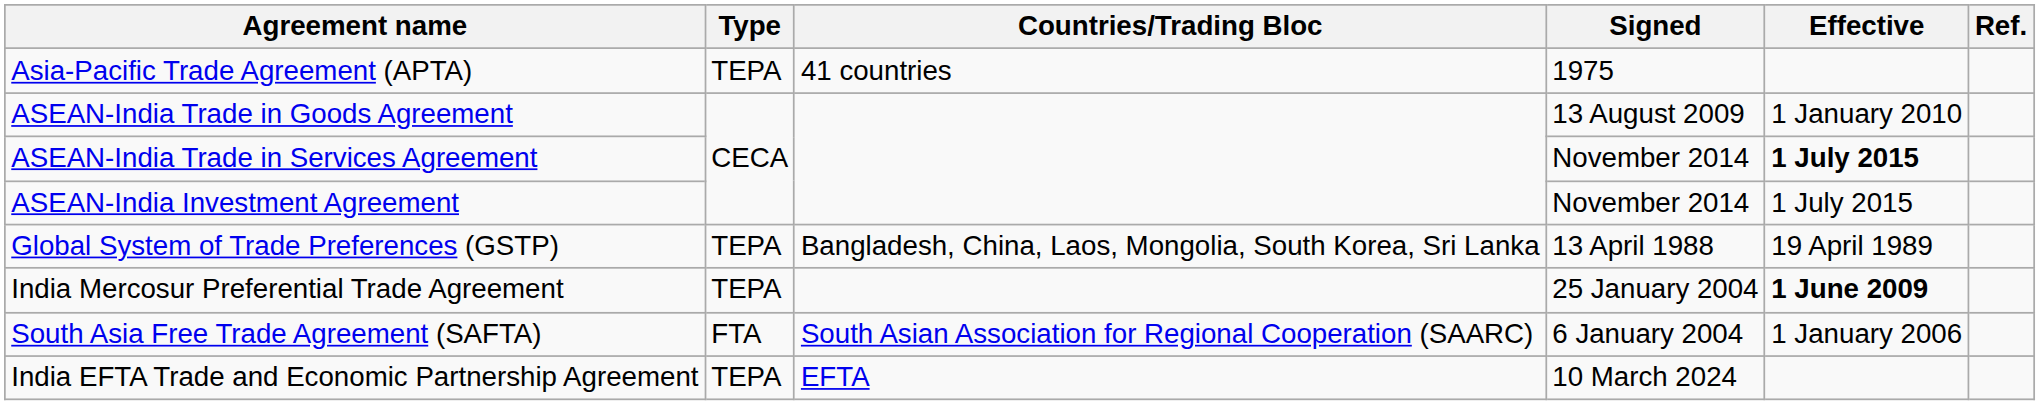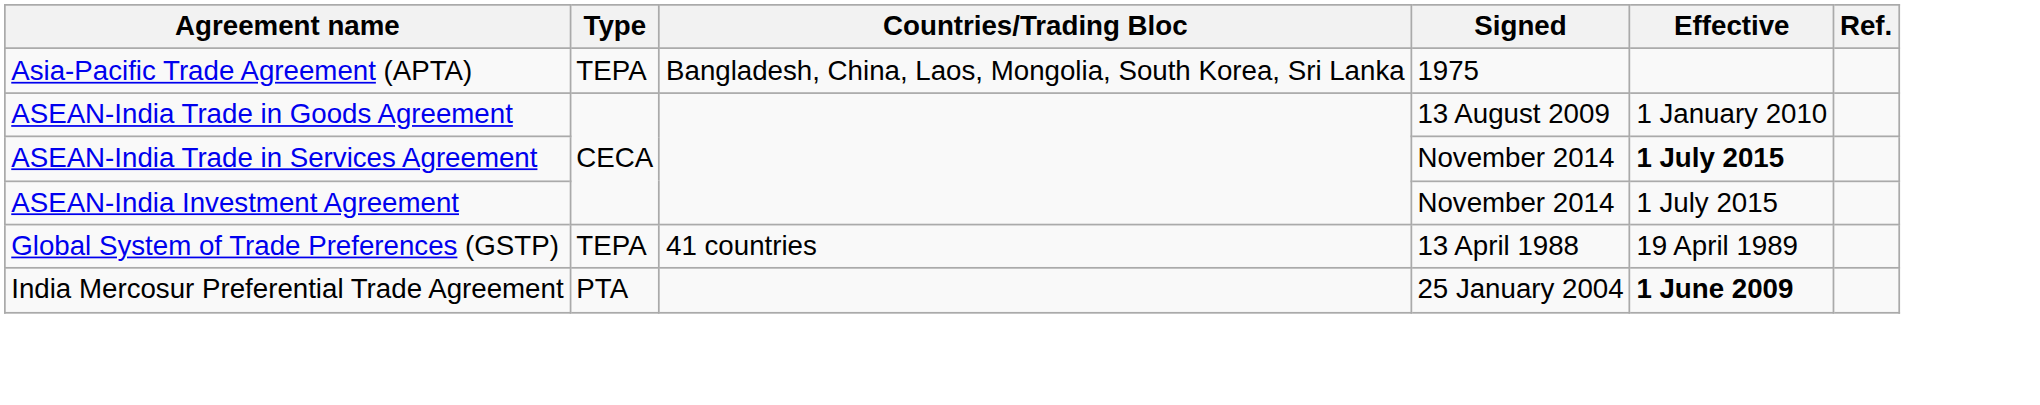(876, 70) 41 countries -> (1035, 70) Bangladesh, China, Laos, Mongolia, South Korea, Sri Lanka
(1170, 245) Bangladesh, China, Laos, Mongolia, South Korea, Sri Lanka -> (741, 245) 41 countries
(746, 289) TEPA -> (602, 289) PTA
- row: (276, 333)
- row: (355, 377)
